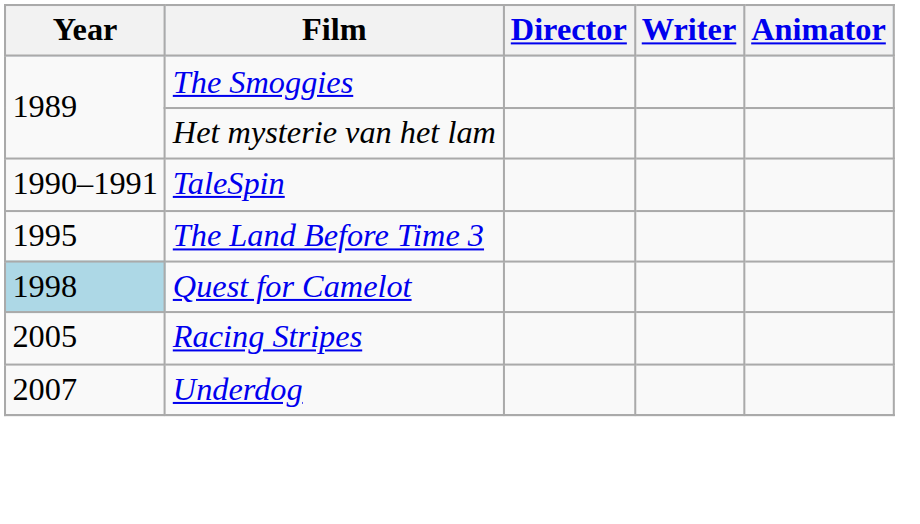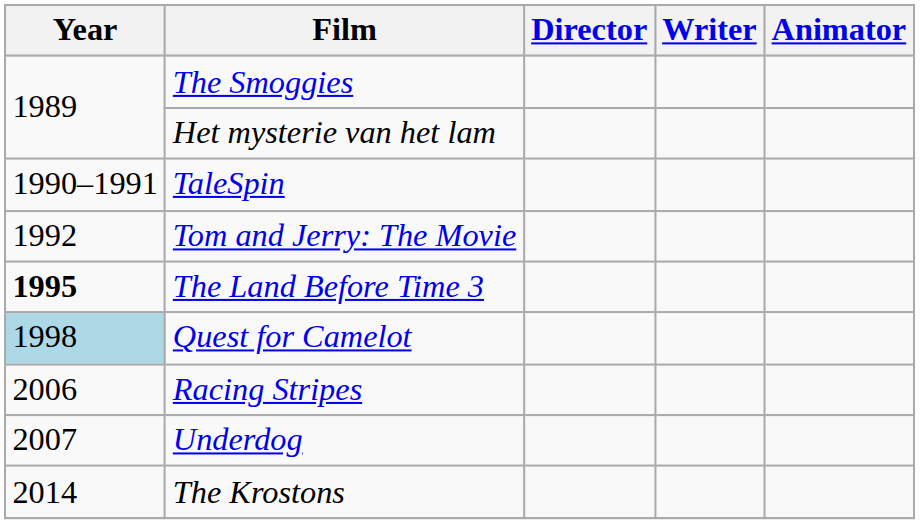+ row: (345, 235)
(45, 235) normal -> (45, 286) bold
(45, 337) 2005 -> (45, 388) 2006
+ row: (259, 491)
